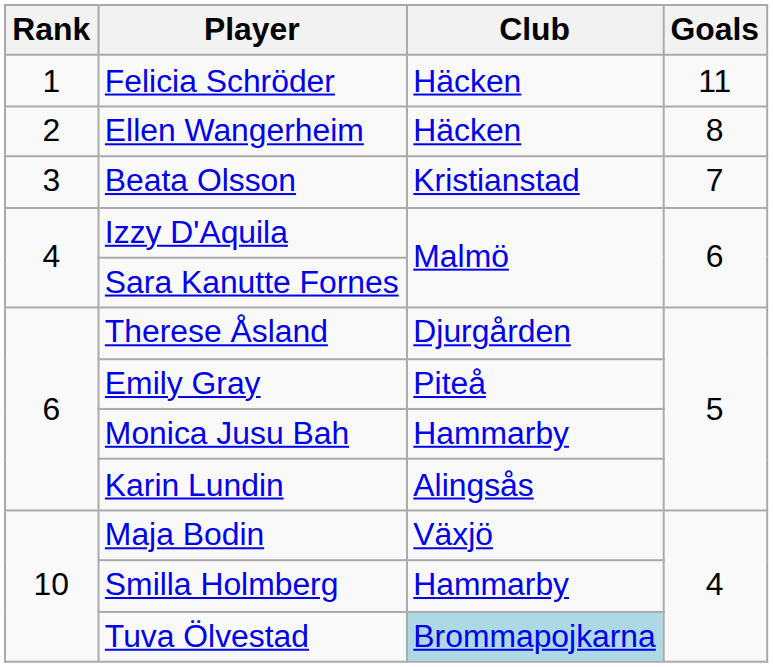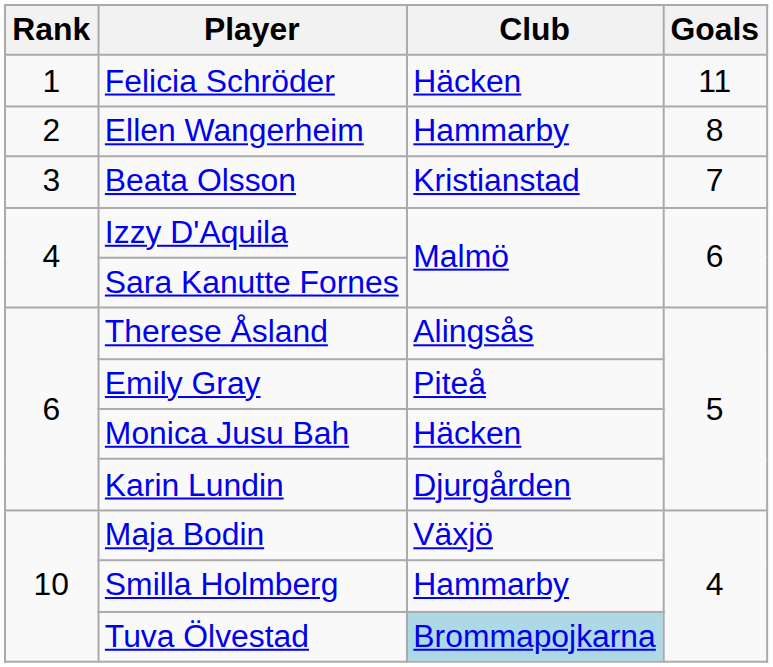(467, 130) Häcken -> (491, 130) Hammarby
(492, 332) Djurgården -> (474, 332) Alingsås
(491, 433) Hammarby -> (467, 433) Häcken
(474, 484) Alingsås -> (492, 484) Djurgården
